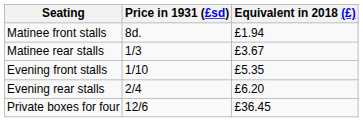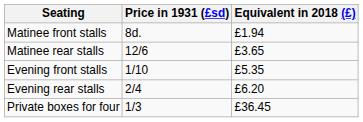(133, 51) 1/3 -> (137, 51) 12/6
(249, 51) £3.67 -> (249, 51) £3.65
(137, 107) 12/6 -> (133, 107) 1/3
